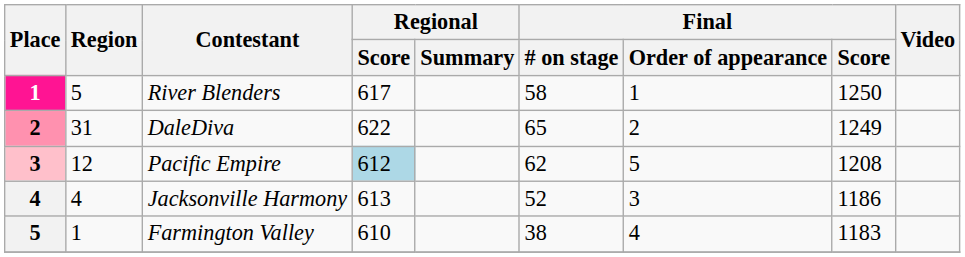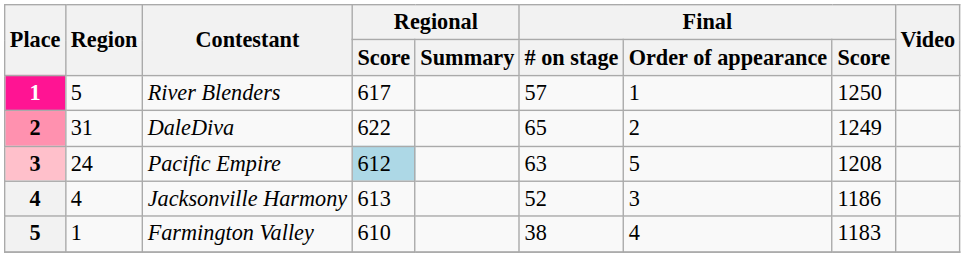(536, 92) 58 -> (536, 92) 57
(82, 163) 12 -> (82, 163) 24
(536, 163) 62 -> (536, 163) 63
